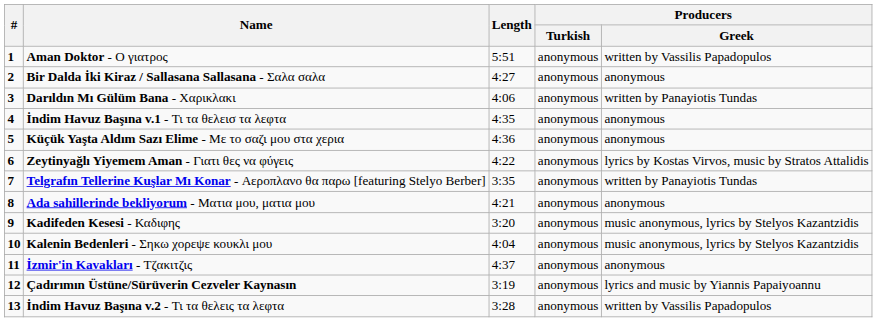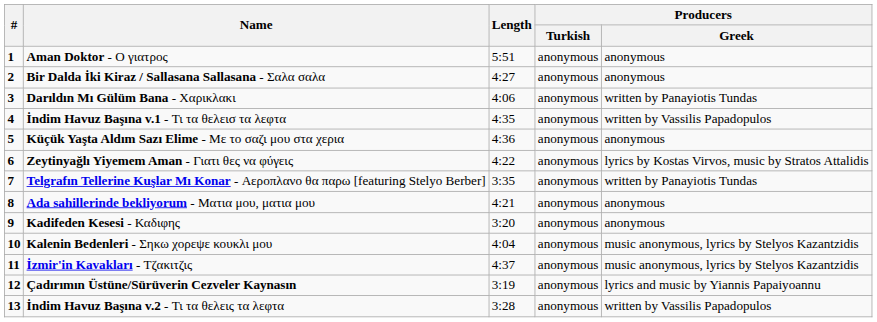(688, 56) written by Vassilis Papadopulos -> (635, 56) anonymous
(635, 118) anonymous -> (688, 118) written by Vassilis Papadopulos
(732, 222) music anonymous, lyrics by Stelyos Kazantzidis -> (635, 222) anonymous
(635, 264) anonymous -> (732, 264) music anonymous, lyrics by Stelyos Kazantzidis
